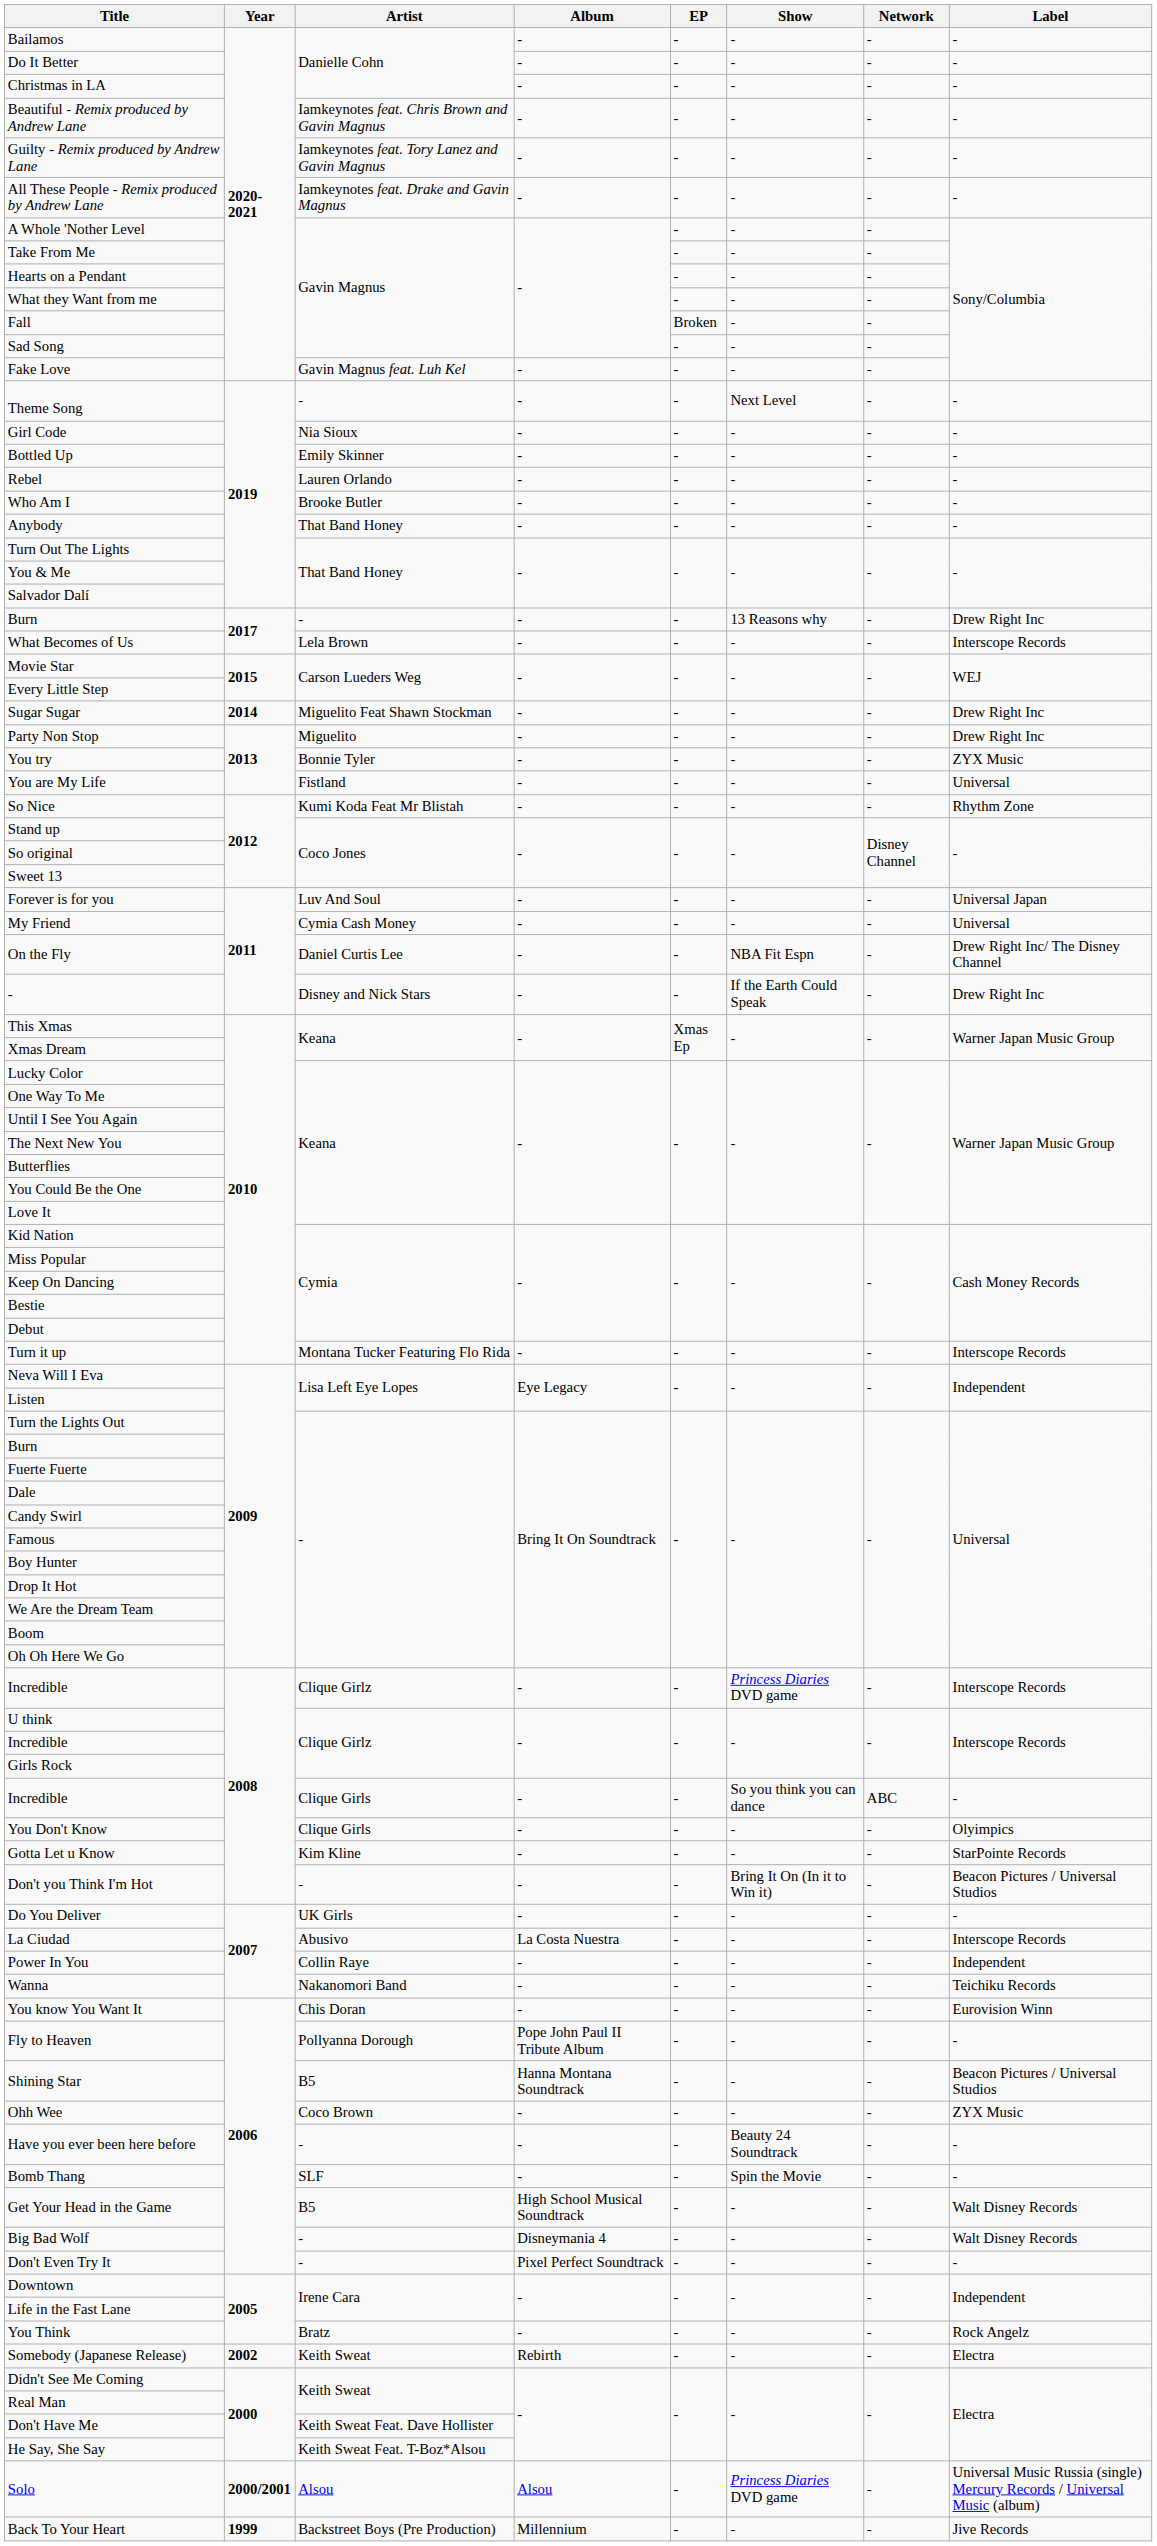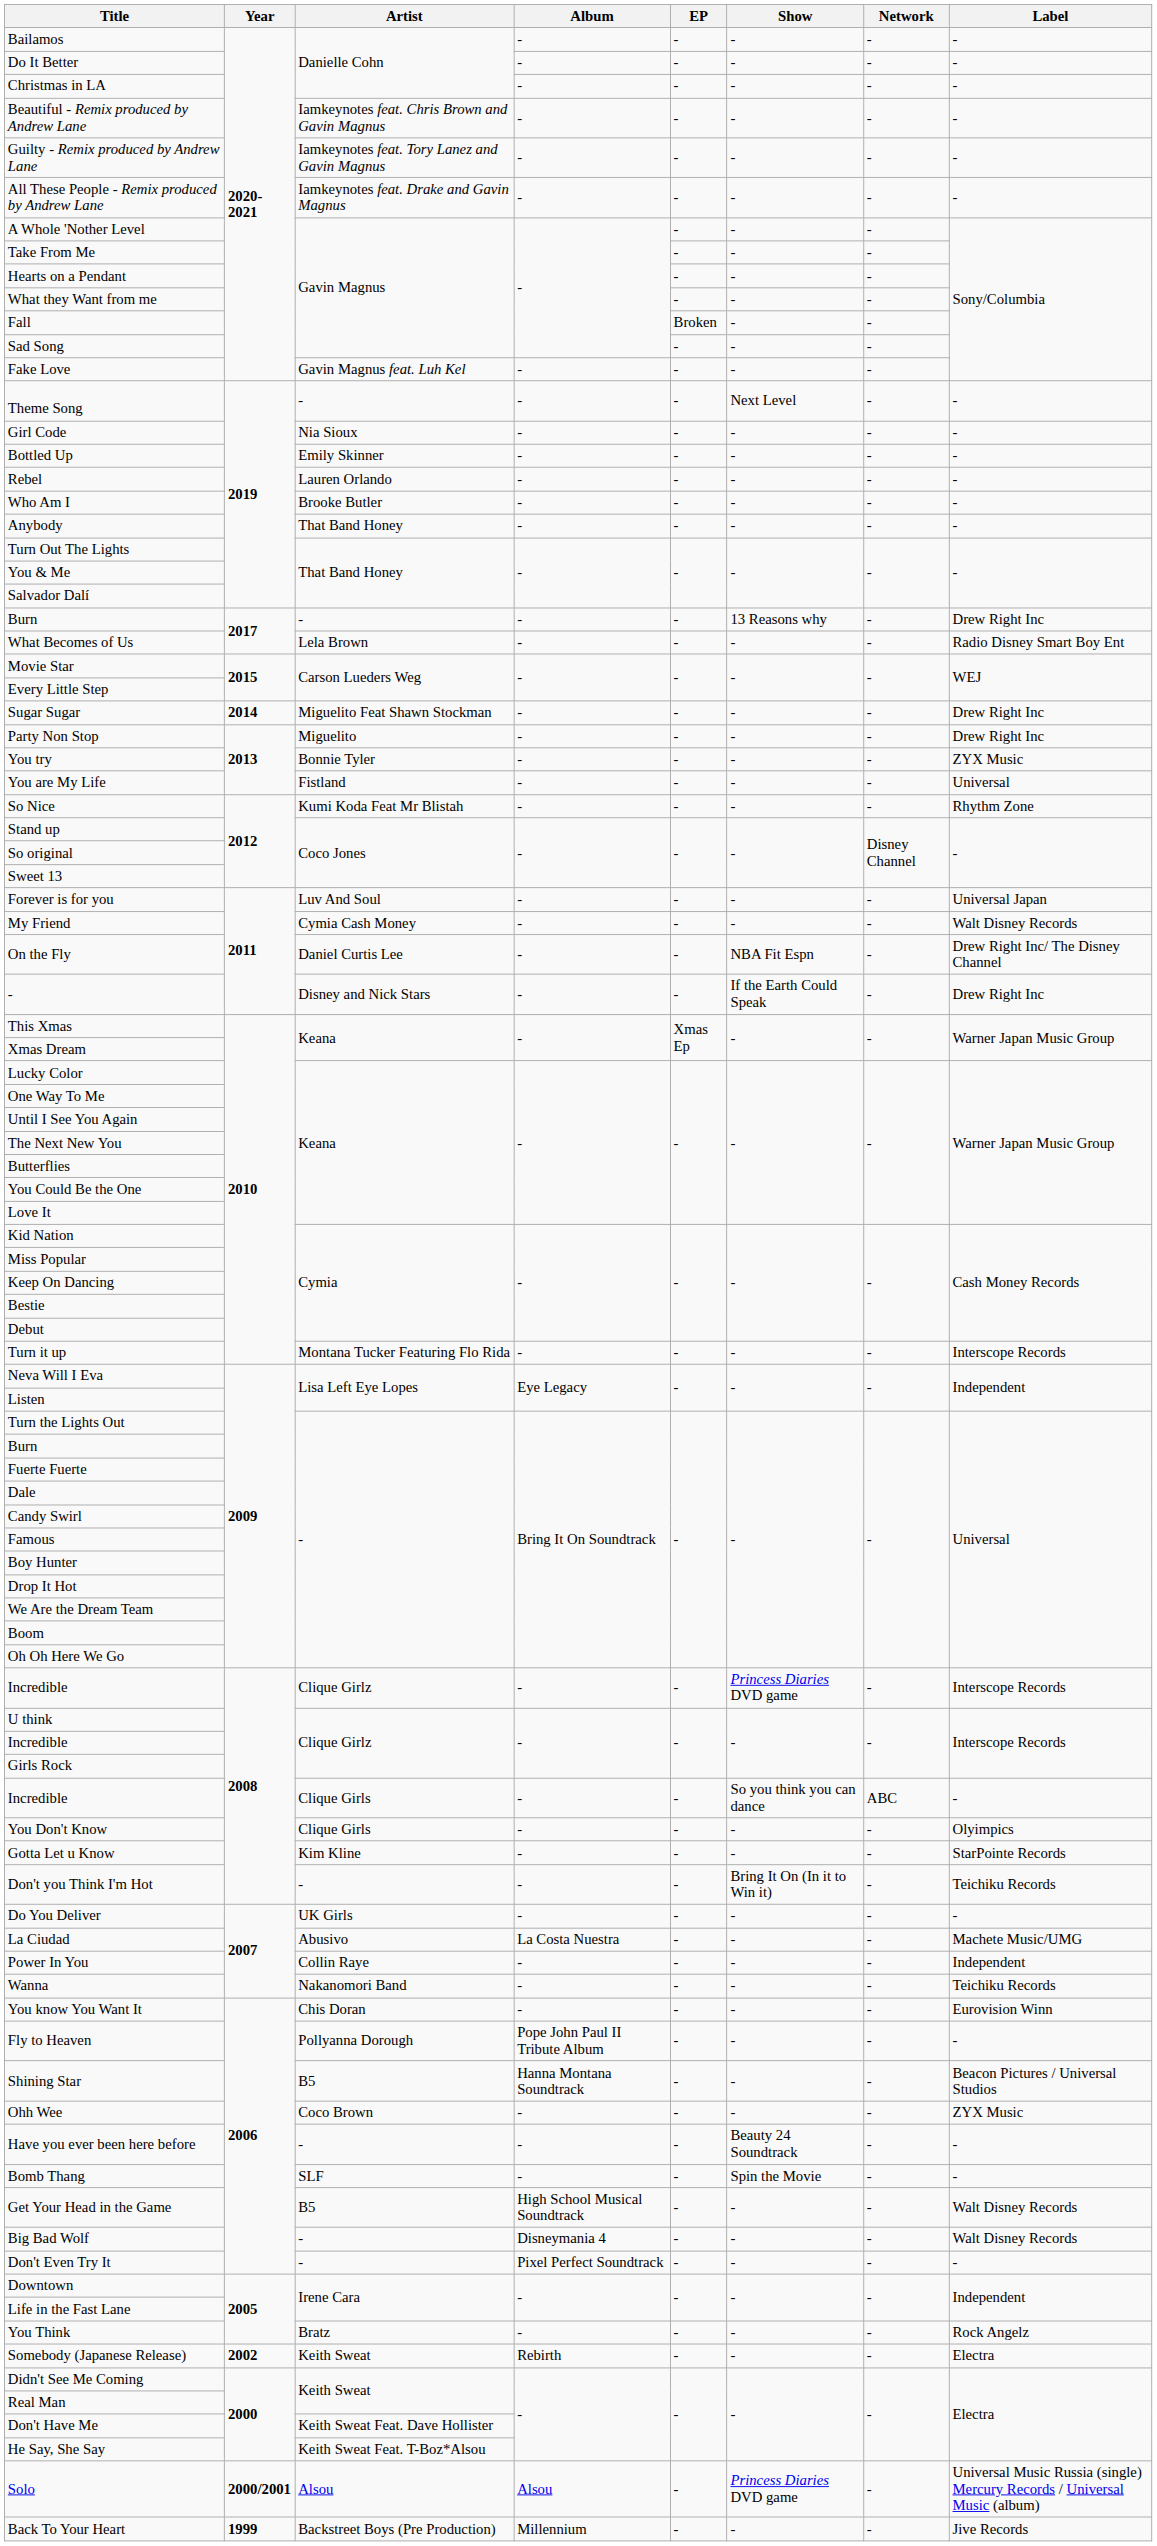(1009, 642) Interscope Records -> (1038, 642) Radio Disney Smart Boy Ent
(981, 922) Universal -> (1015, 922) Walt Disney Records
(1034, 1884) Beacon Pictures / Universal Studios -> (1004, 1884) Teichiku Records
(1009, 1939) Interscope Records -> (1017, 1939) Machete Music/UMG
